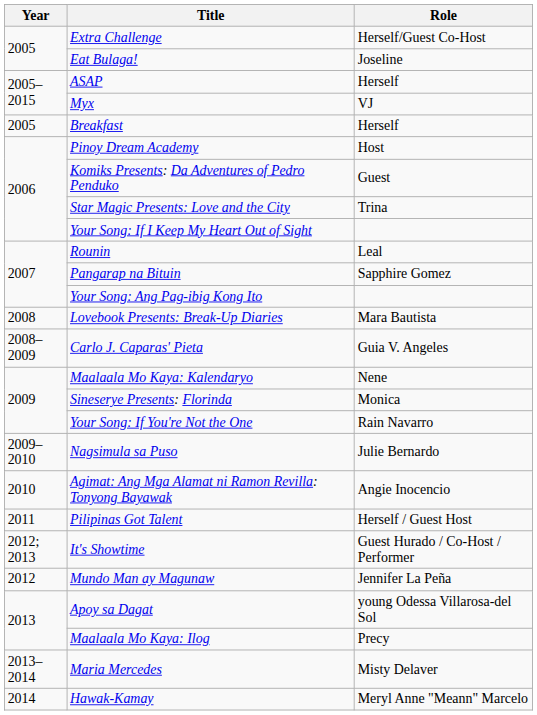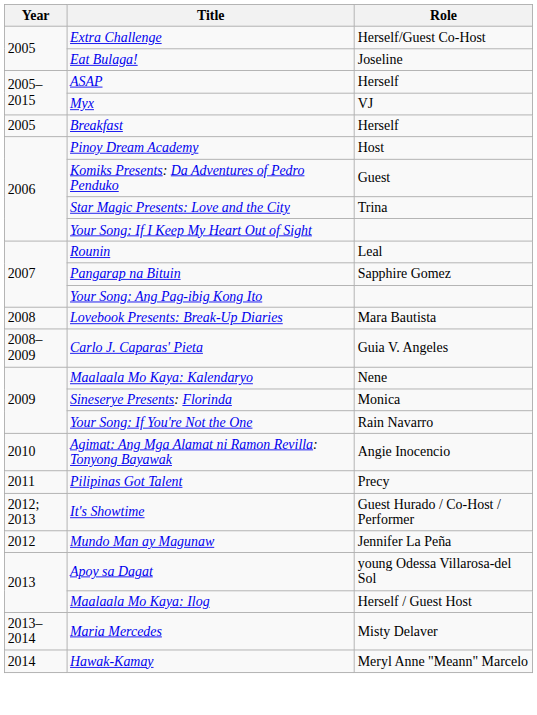- row: (124, 452)
(415, 519) Herself / Guest Host -> (374, 481) Precy
(374, 639) Precy -> (415, 601) Herself / Guest Host
